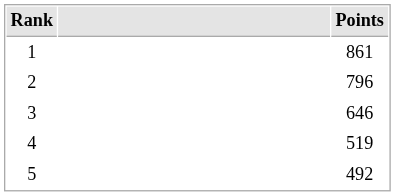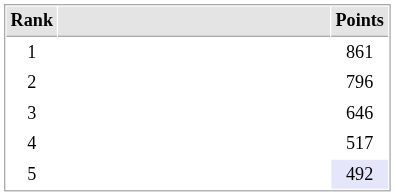(360, 143) 519 -> (360, 143) 517
(360, 174) no background -> (360, 174) lavender background
